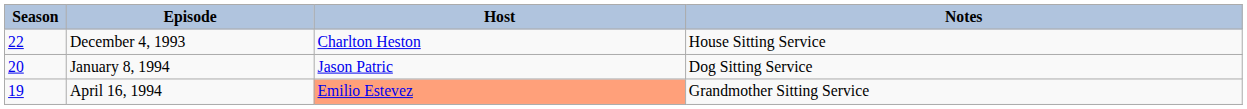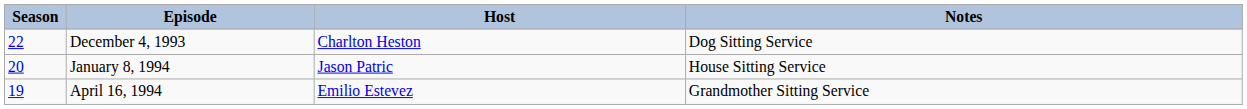(757, 41) House Sitting Service -> (751, 41) Dog Sitting Service
(751, 66) Dog Sitting Service -> (757, 66) House Sitting Service
(365, 91) lightsalmon background -> (365, 91) no background
